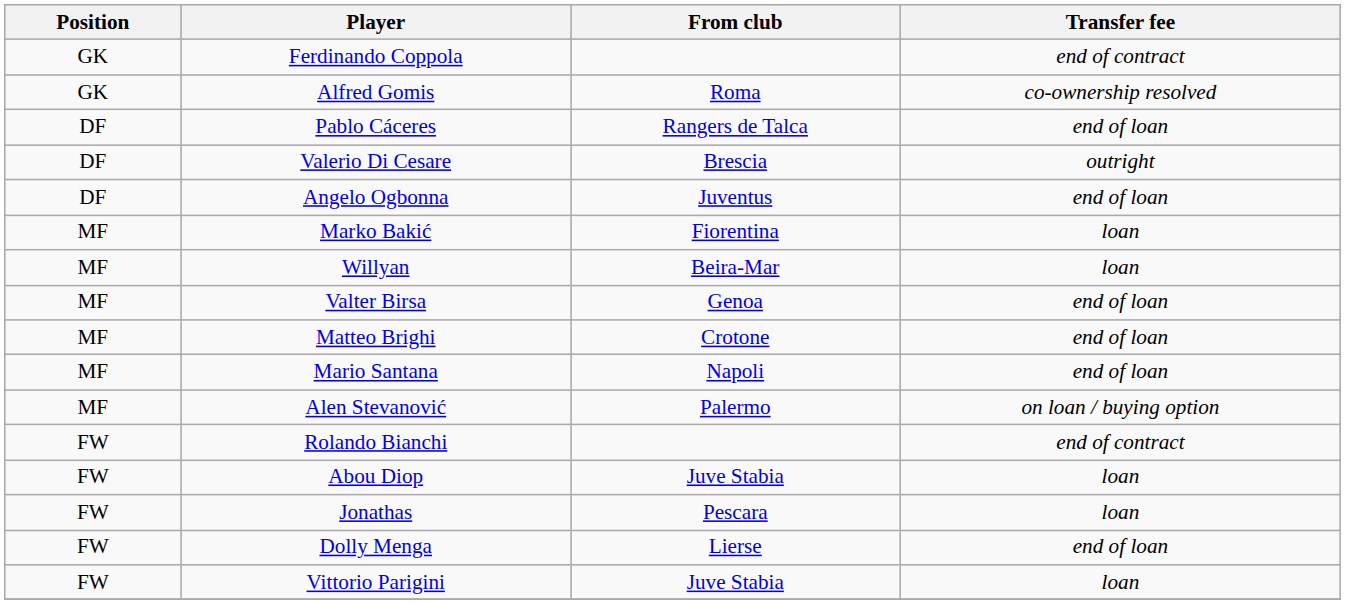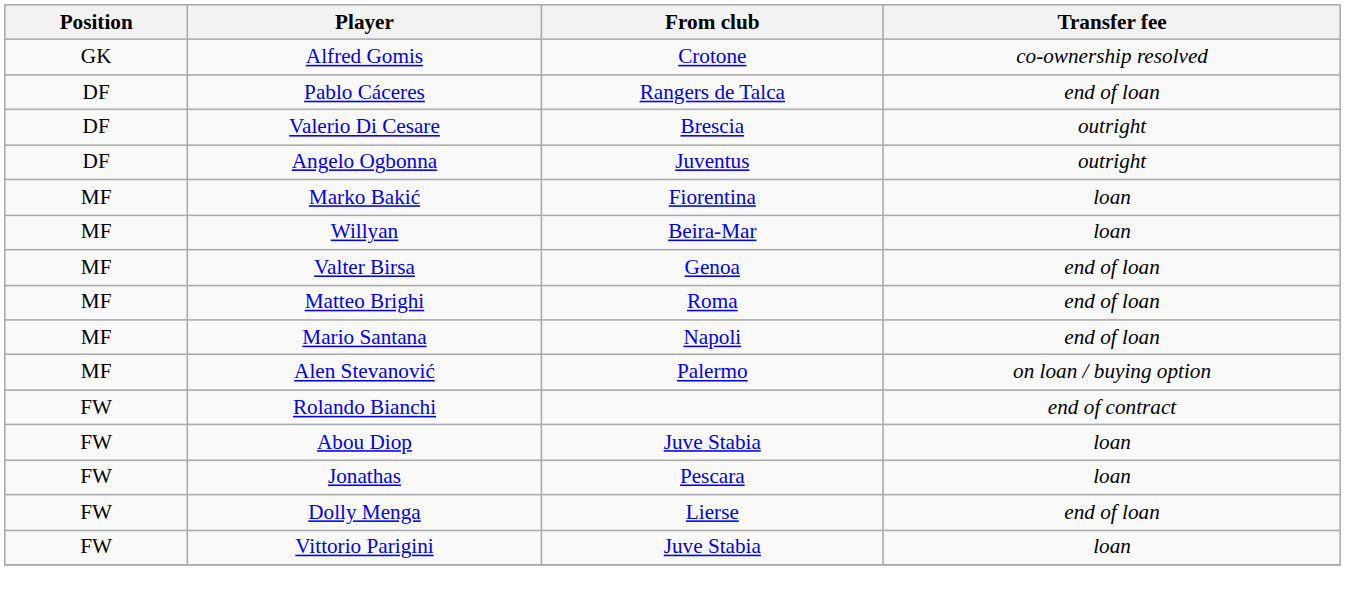- row: (376, 56)
(735, 91) Roma -> (712, 56) Crotone
(1120, 196) end of loan -> (1112, 161) outright
(735, 336) Crotone -> (712, 301) Roma
